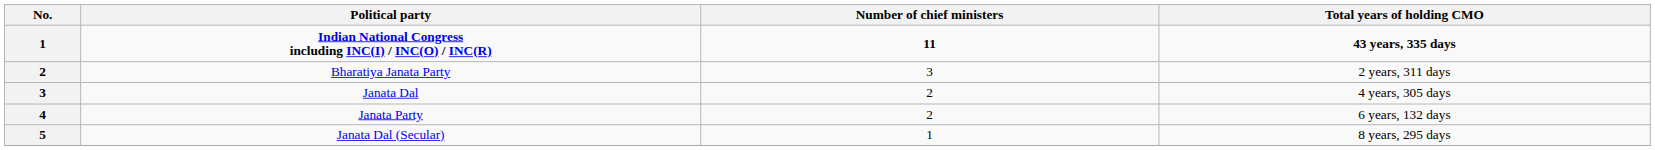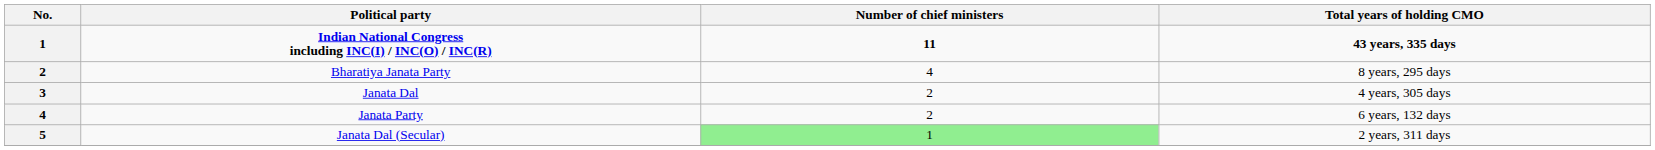(930, 72) 3 -> (930, 72) 4
(1404, 72) 2 years, 311 days -> (1404, 72) 8 years, 295 days
(930, 135) no background -> (930, 135) lightgreen background
(1404, 135) 8 years, 295 days -> (1404, 135) 2 years, 311 days
